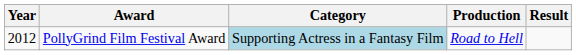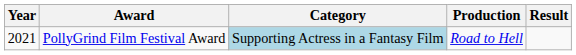(22, 38) 2012 -> (22, 38) 2021
